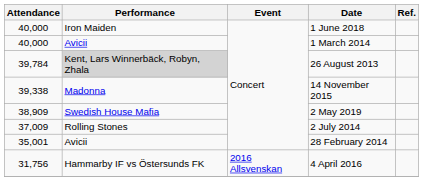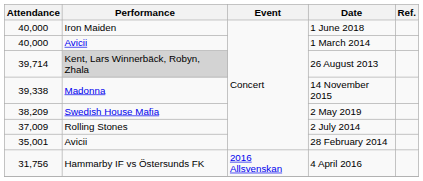(33, 64) 39,784 -> (33, 64) 39,714
(33, 112) 38,909 -> (33, 112) 38,209
